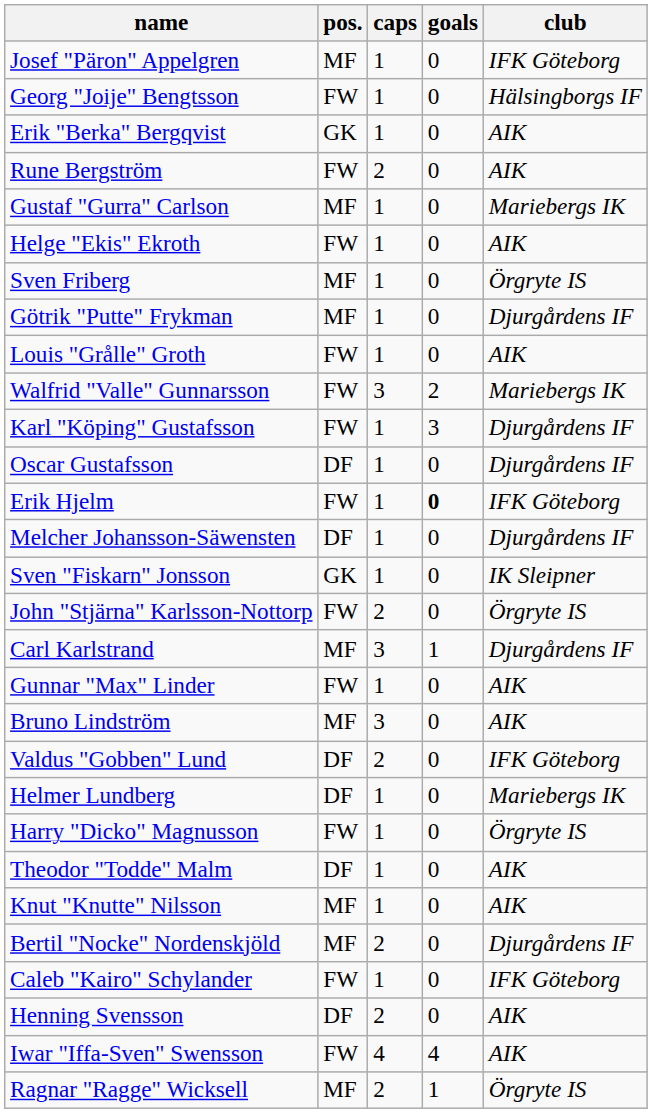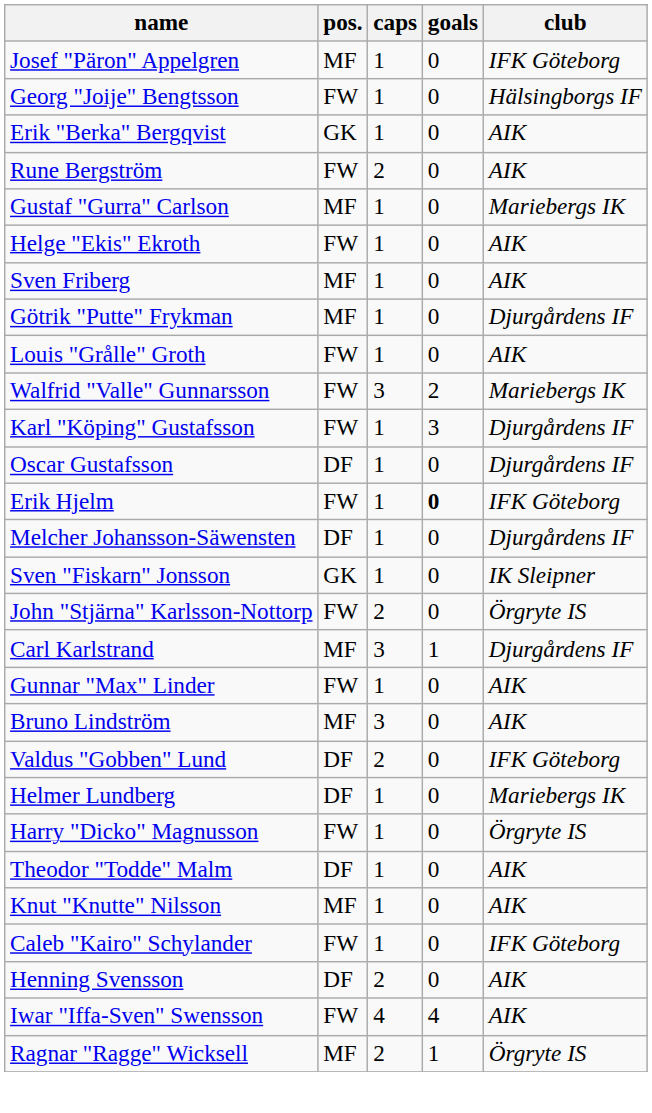(538, 280) Örgryte IS -> (507, 280) AIK
- row: (145, 942)
